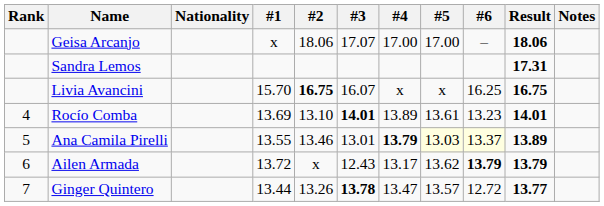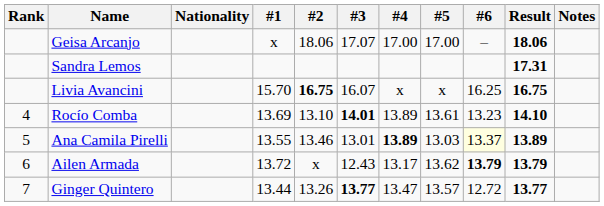(530, 115) 14.01 -> (530, 115) 14.10
(400, 139) 13.79 -> (400, 139) 13.89
(442, 139) lightyellow background -> (442, 139) no background
(358, 189) 13.78 -> (358, 189) 13.77
